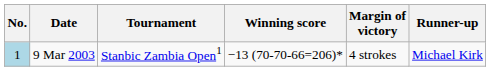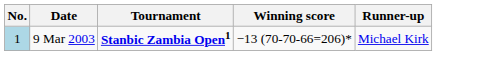- column: (377, 23)
(161, 54) normal -> (166, 38) bold
